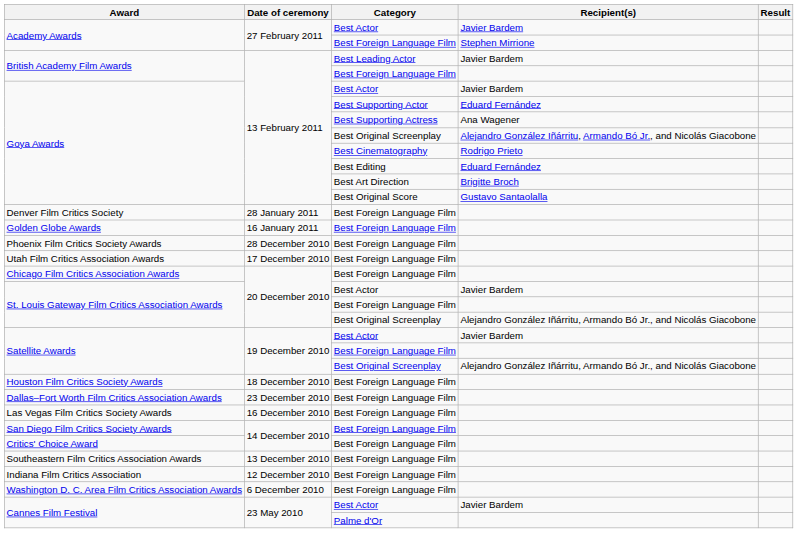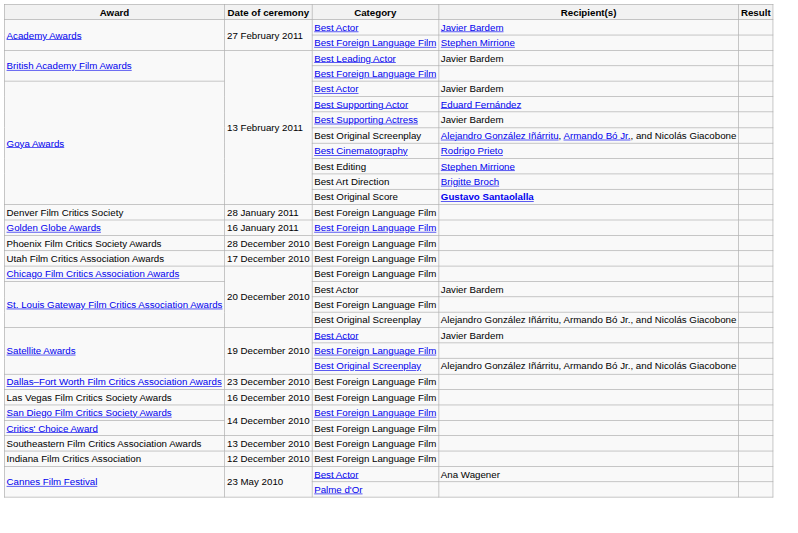(490, 120) Ana Wagener -> (472, 120) Javier Bardem
(501, 166) Eduard Fernández -> (478, 166) Stephen Mirrione
(504, 197) normal -> (487, 197) bold
- row: (85, 382)
- row: (124, 490)
(492, 505) Javier Bardem -> (470, 474) Ana Wagener
